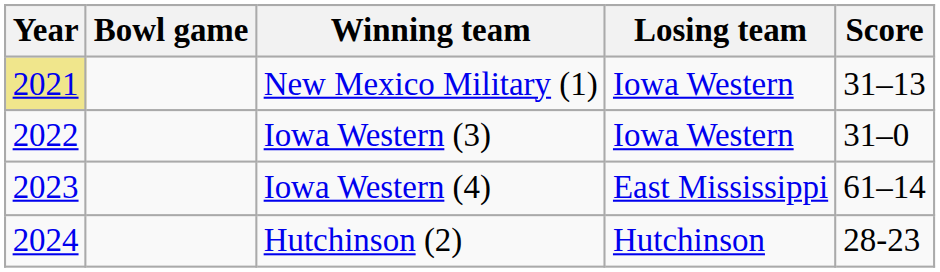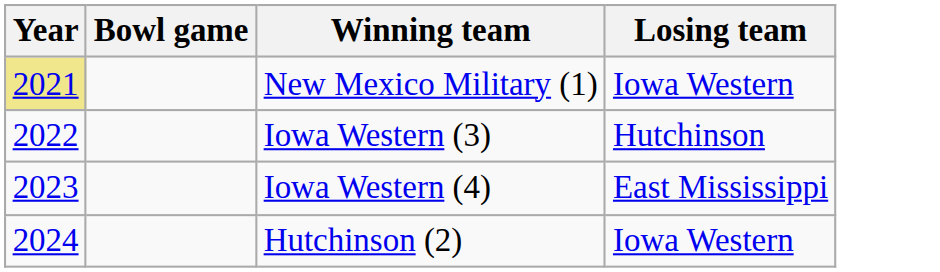- column: (885, 30)
(703, 135) Iowa Western -> (689, 135) Hutchinson
(689, 239) Hutchinson -> (703, 239) Iowa Western
